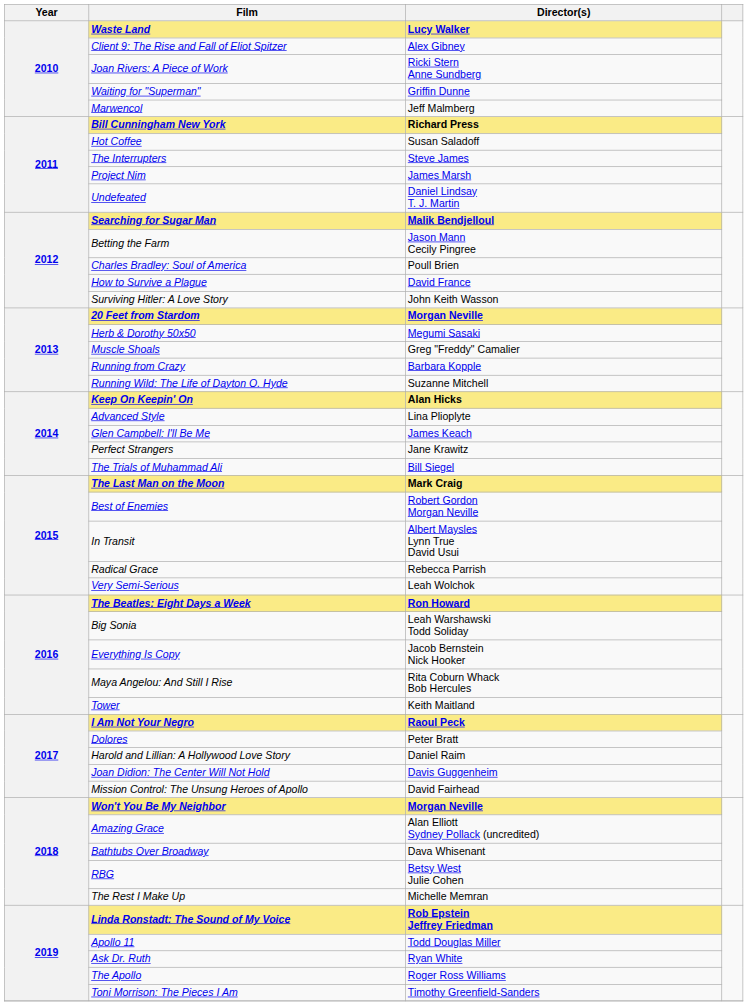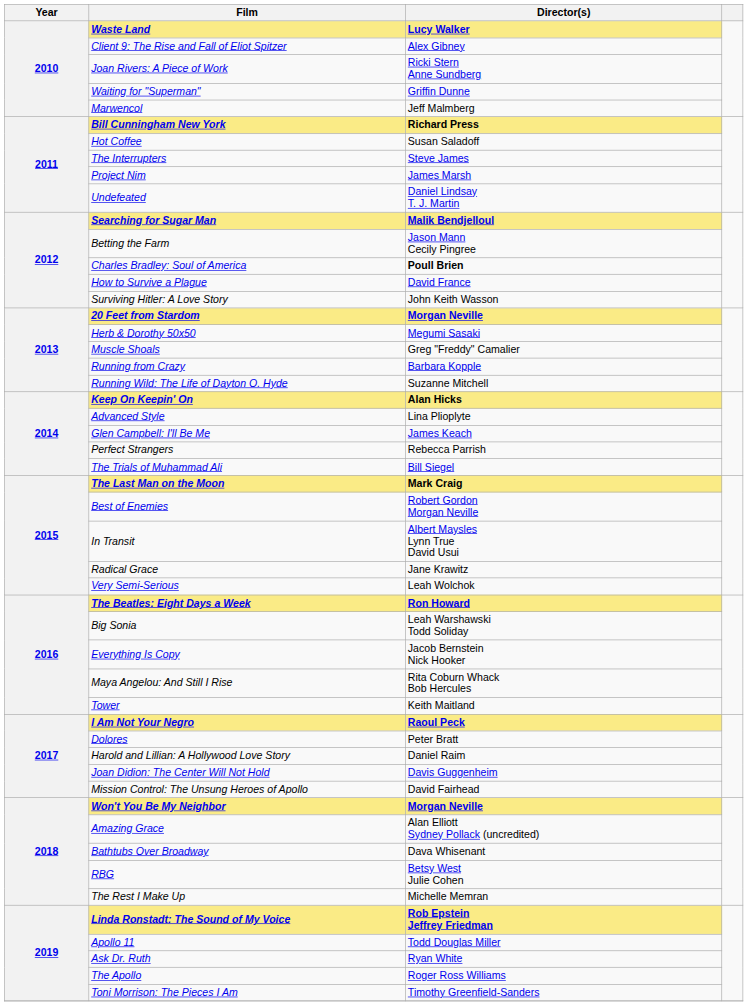(433, 266) normal -> (436, 266) bold
(438, 450) Jane Krawitz -> (447, 450) Rebecca Parrish
(447, 569) Rebecca Parrish -> (438, 569) Jane Krawitz
